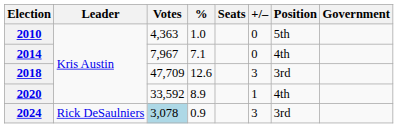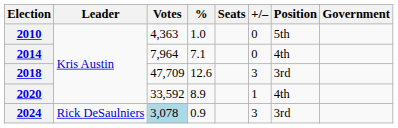(164, 53) 7,967 -> (164, 53) 7,964
